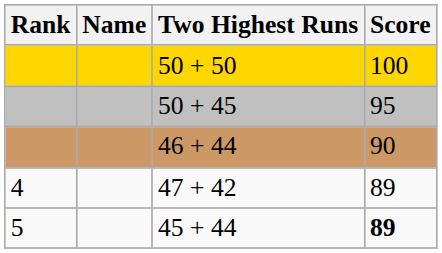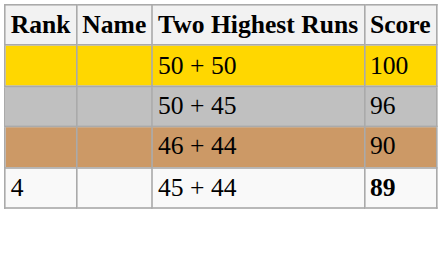(383, 106) 95 -> (383, 106) 96
- row: (197, 187)
(17, 227) 5 -> (17, 187) 4
